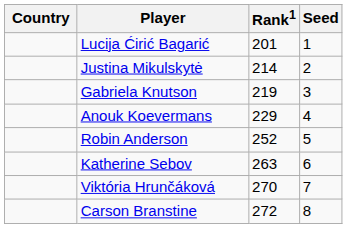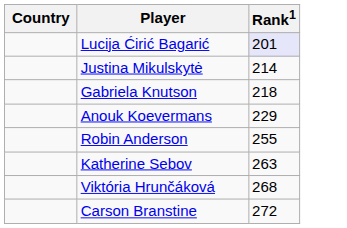- column: (321, 18)
(265, 44) no background -> (265, 44) lavender background
(265, 92) 219 -> (265, 92) 218
(265, 139) 252 -> (265, 139) 255
(265, 187) 270 -> (265, 187) 268
